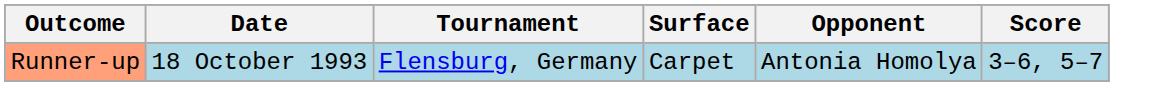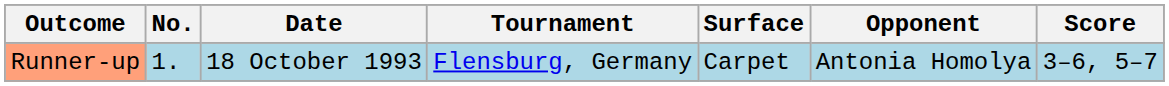+ column: (173, 24)
